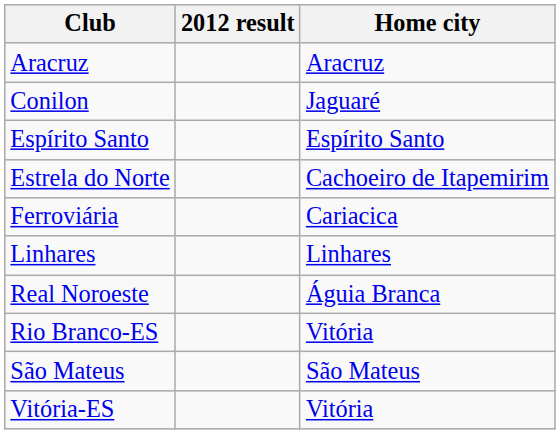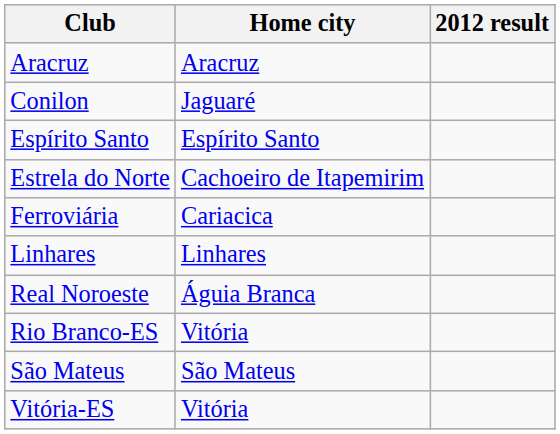columns swapped: (427, 23) <-> (238, 23)
